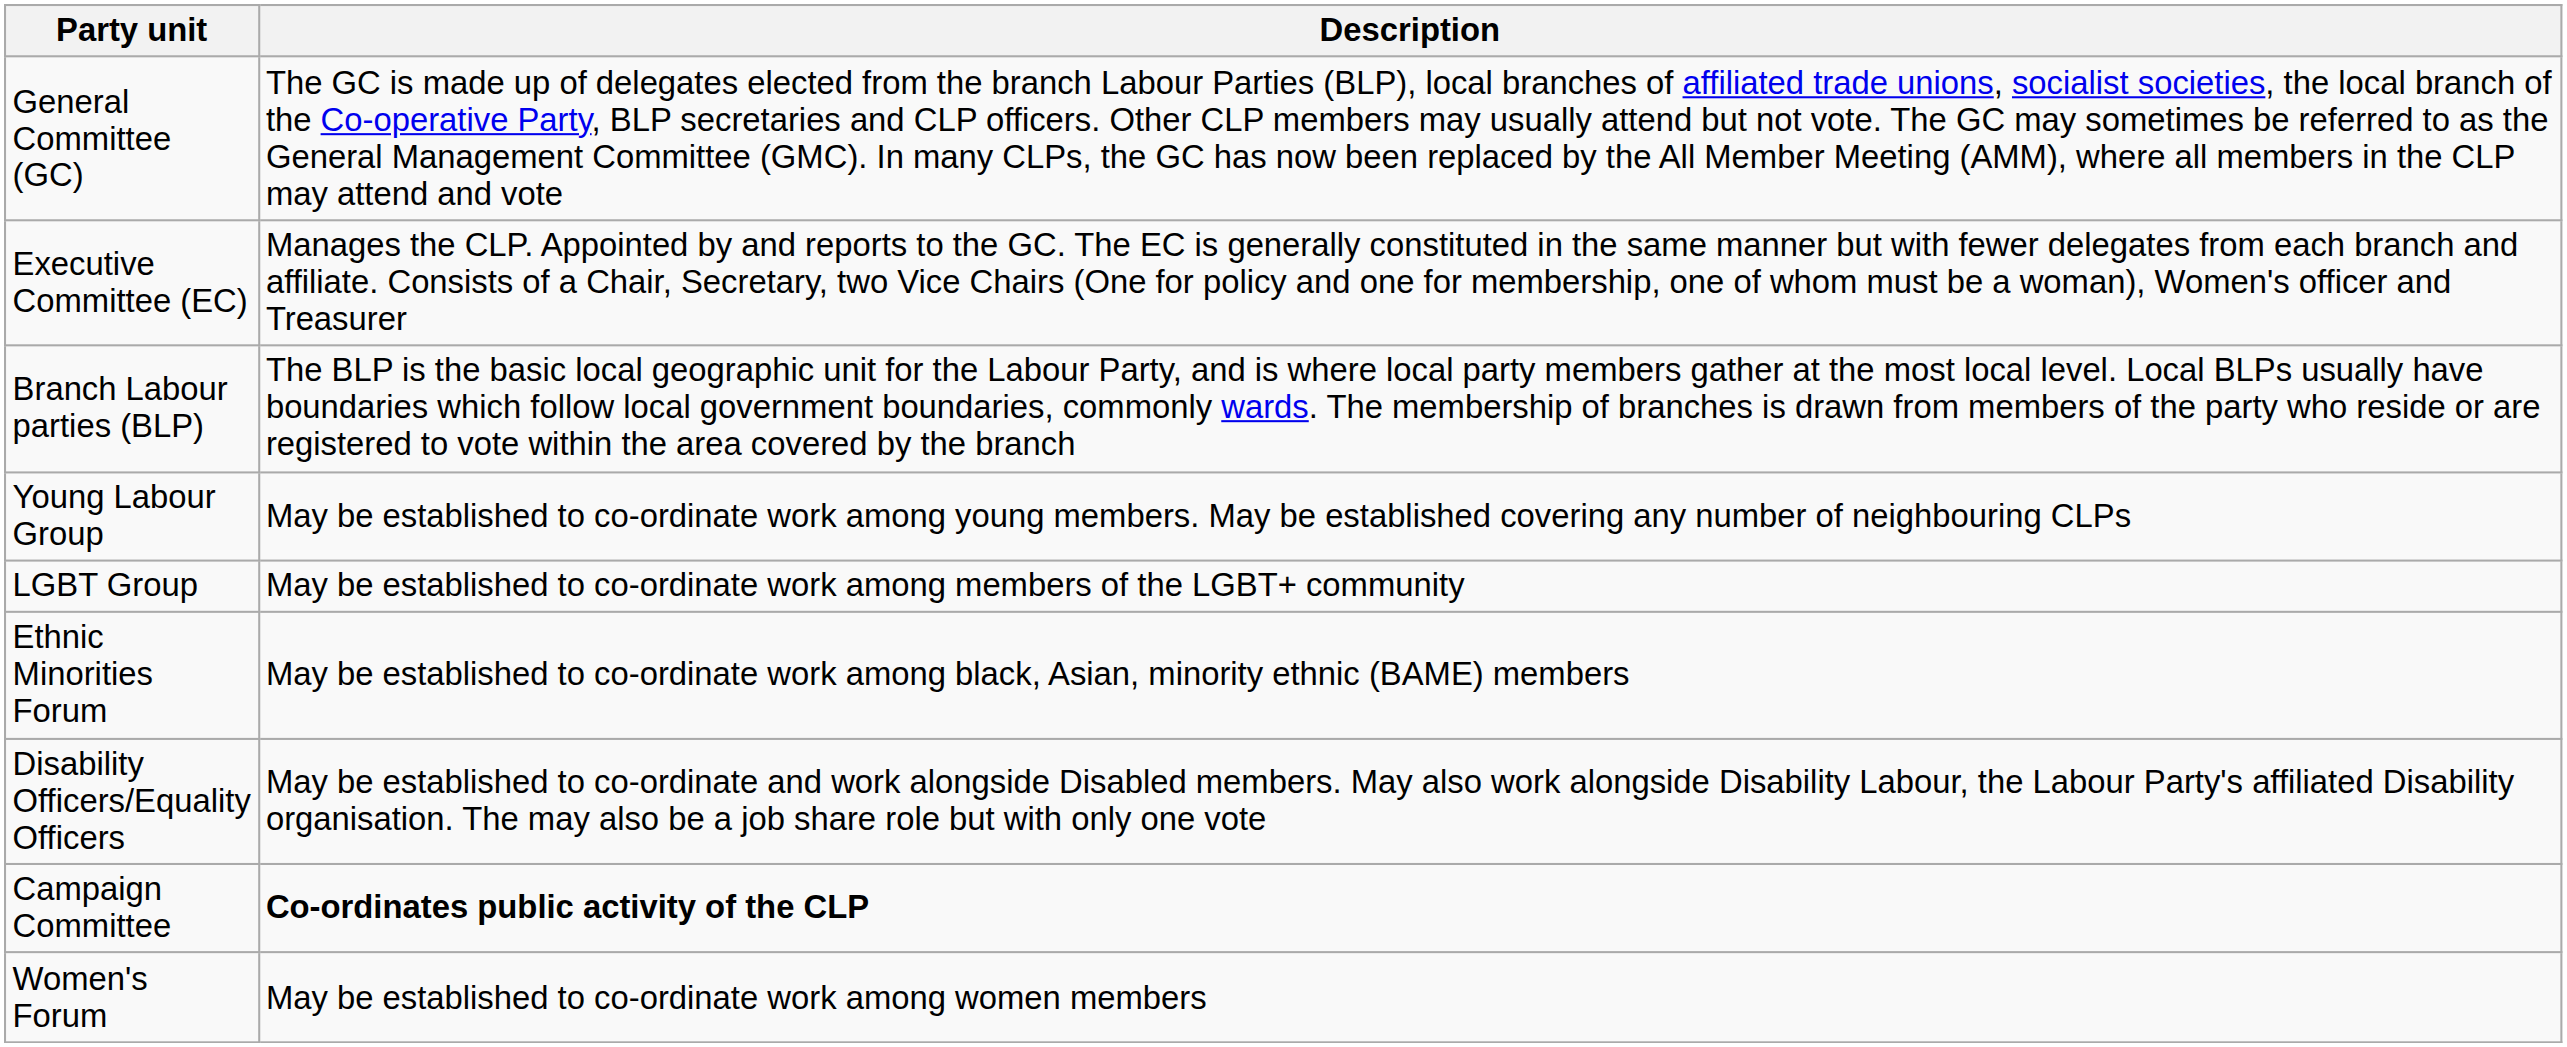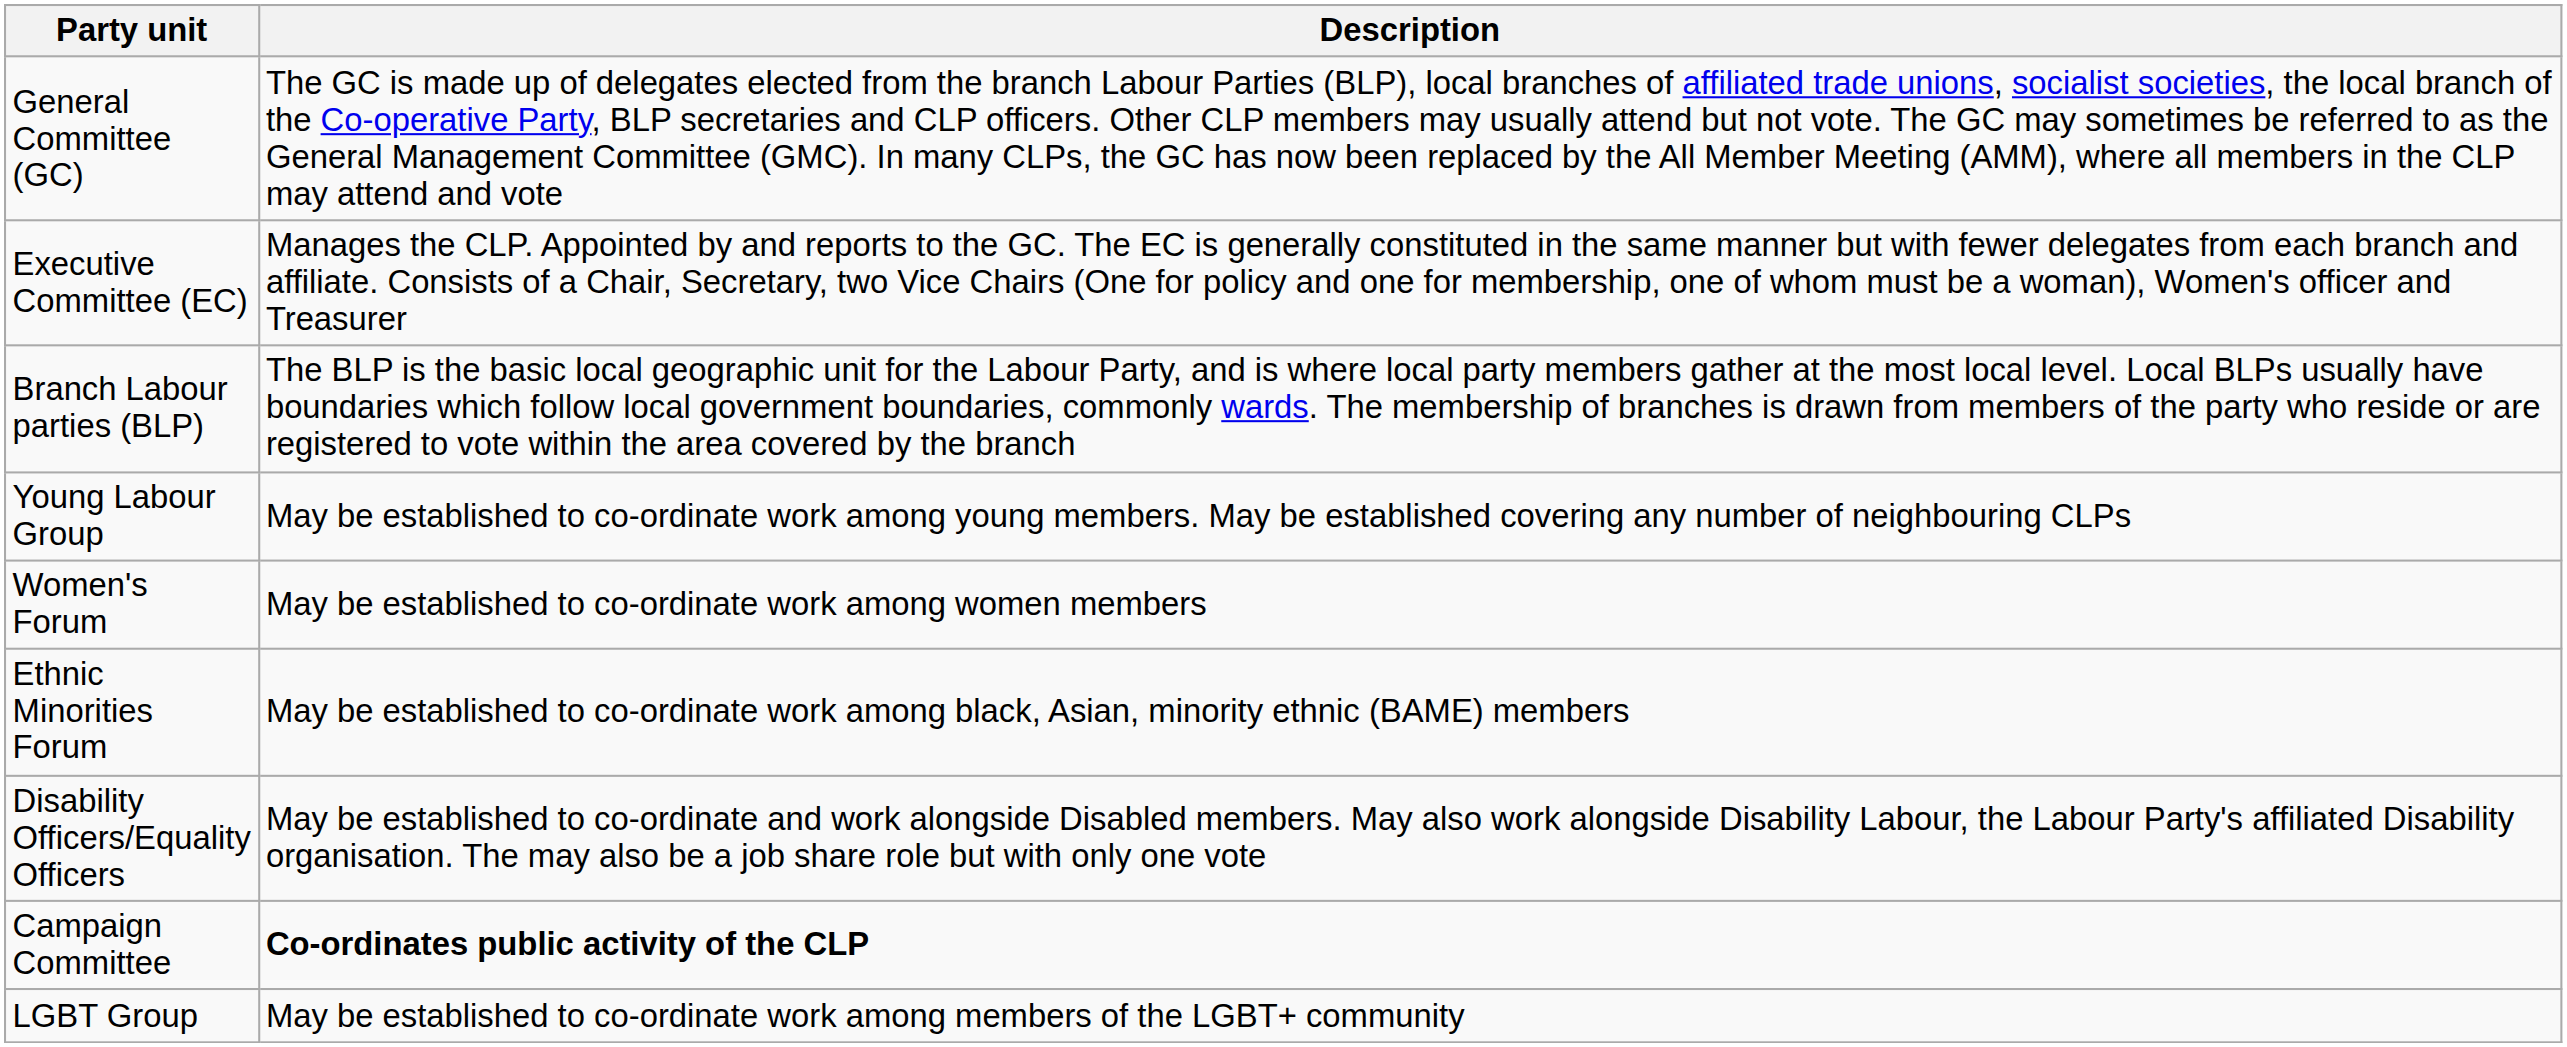rows swapped: (105, 585) <-> (80, 996)
